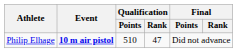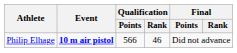(130, 40) 510 -> (130, 40) 566
(157, 40) 47 -> (157, 40) 46
